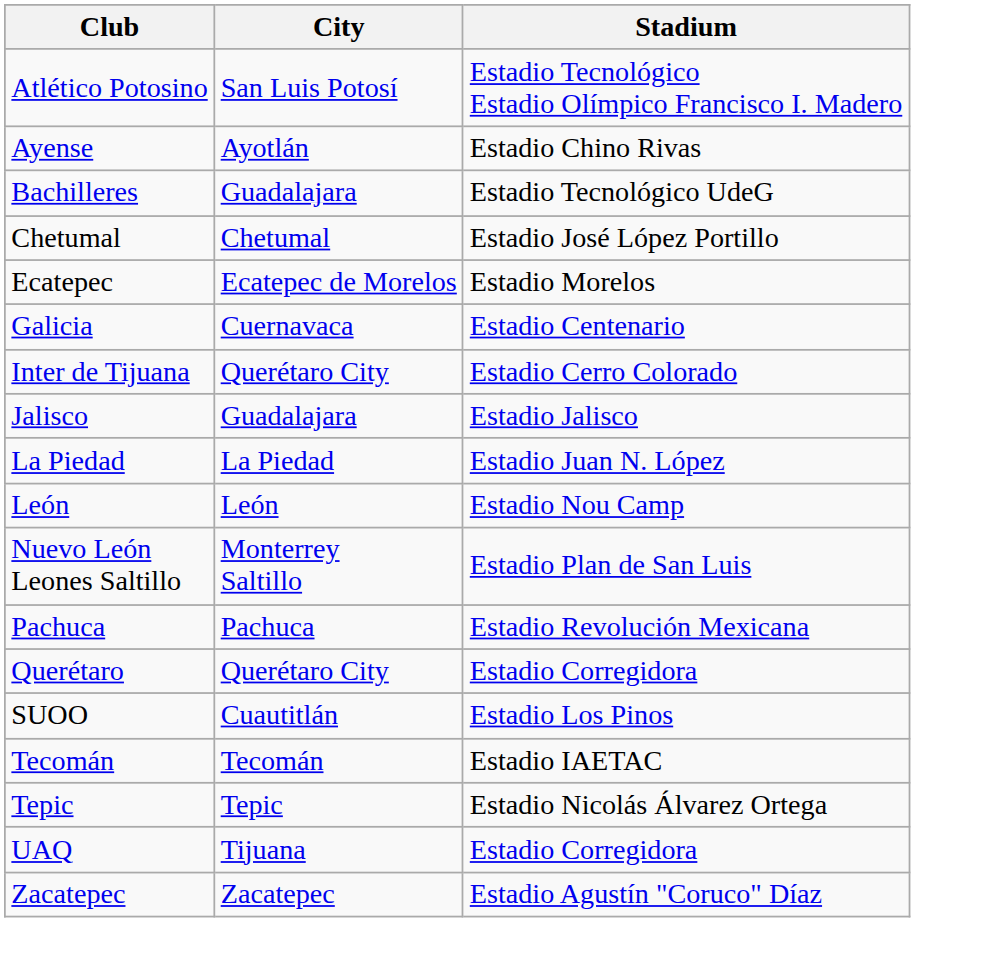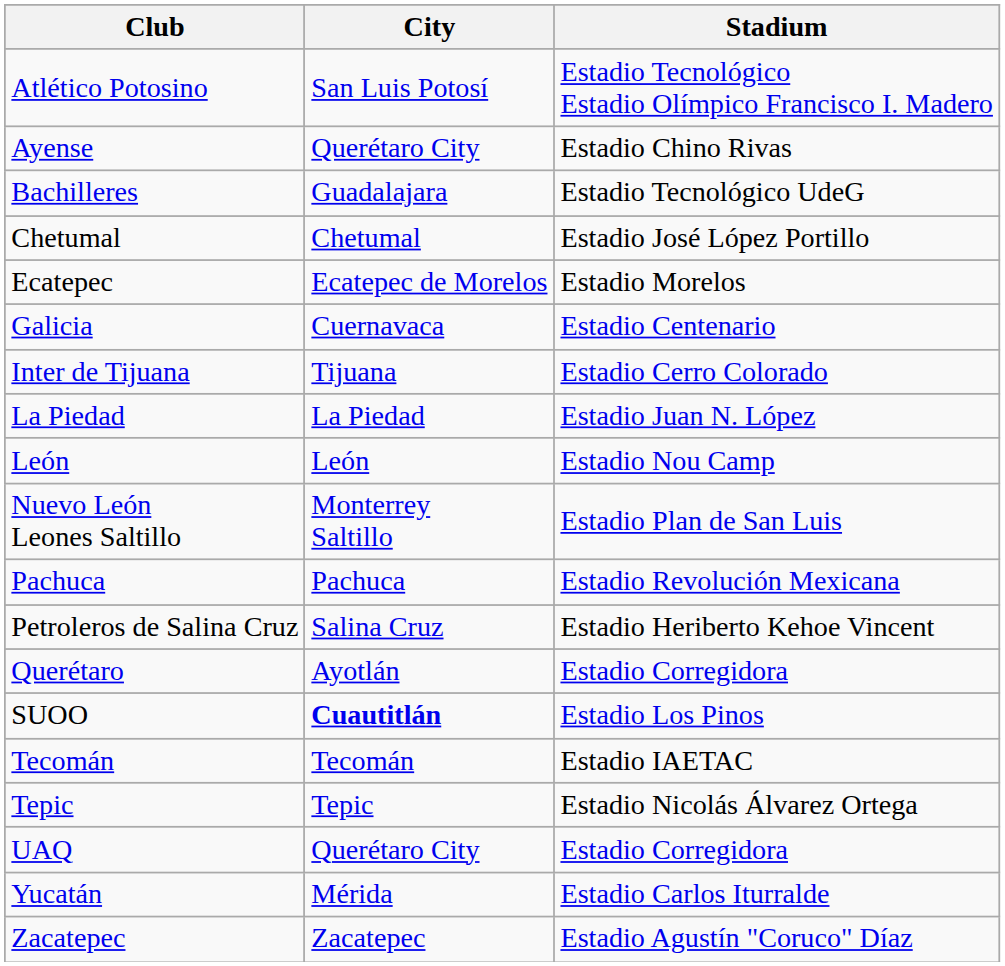(265, 147) Ayotlán -> (395, 147) Querétaro City
(305, 371) Querétaro City -> (354, 371) Tijuana
- row: (50, 415)
+ row: (155, 626)
(305, 670) Querétaro City -> (355, 670) Ayotlán
(279, 715) normal -> (376, 715) bold
(263, 849) Tijuana -> (395, 849) Querétaro City
+ row: (57, 894)
